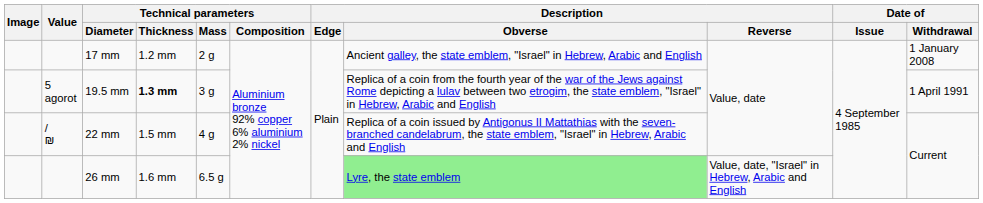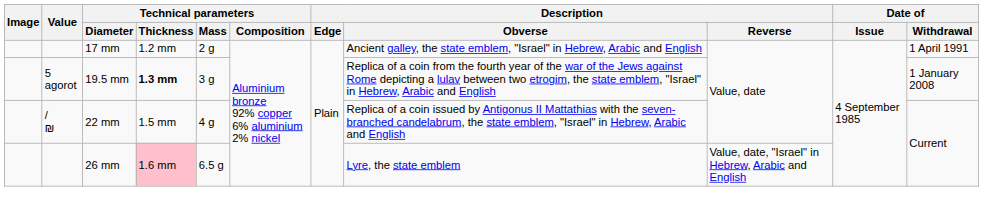(934, 55) 1 January 2008 -> (939, 49) 1 April 1991
(939, 92) 1 April 1991 -> (934, 79) 1 January 2008
(157, 177) no background -> (157, 165) pink background
(403, 177) lightgreen background -> (403, 165) no background
